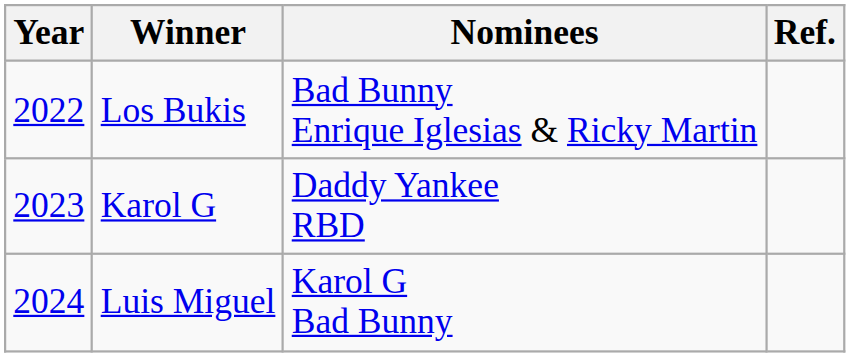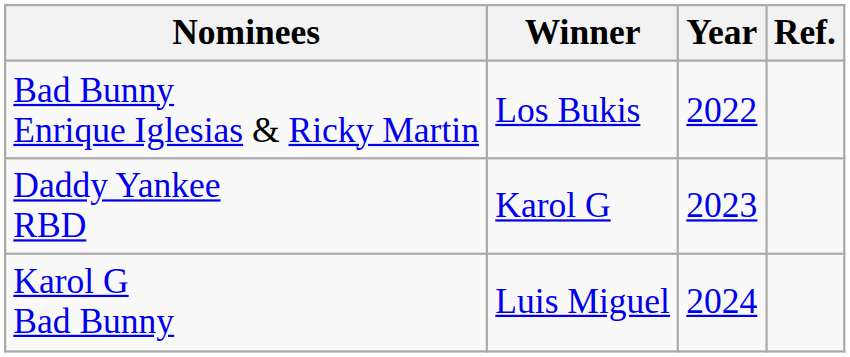columns swapped: (49, 32) <-> (525, 32)
